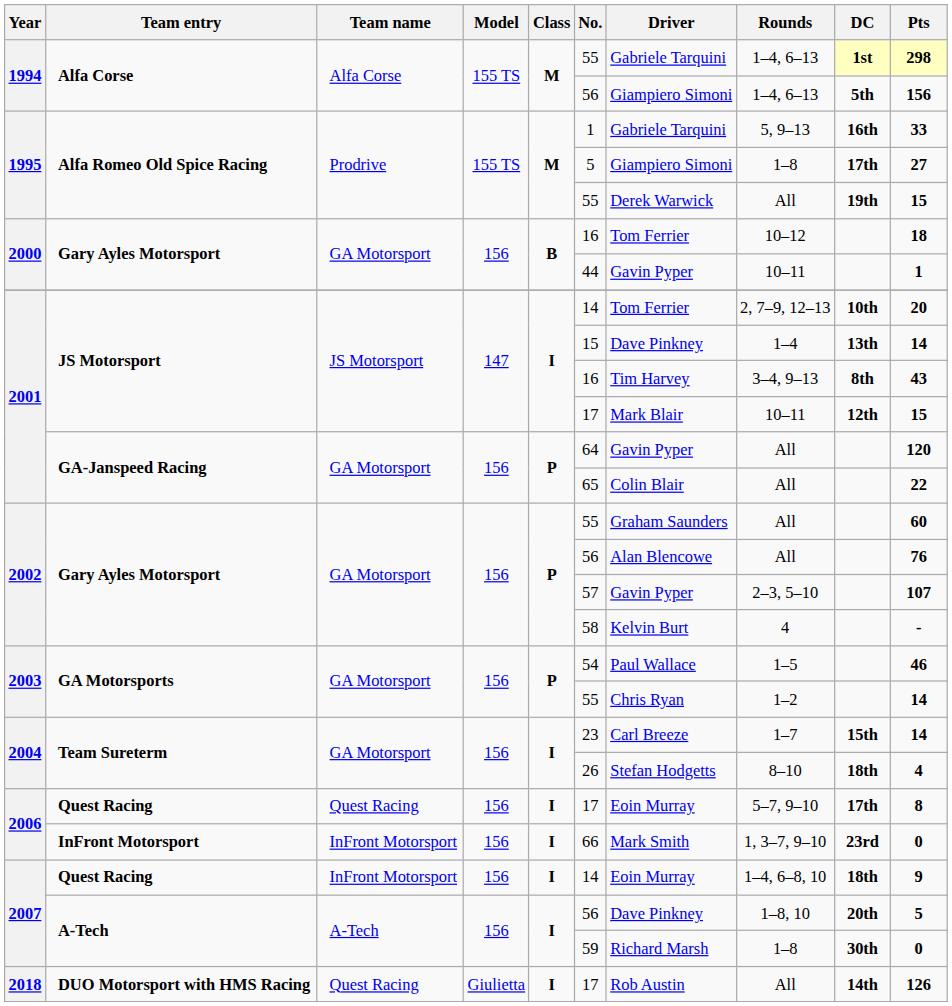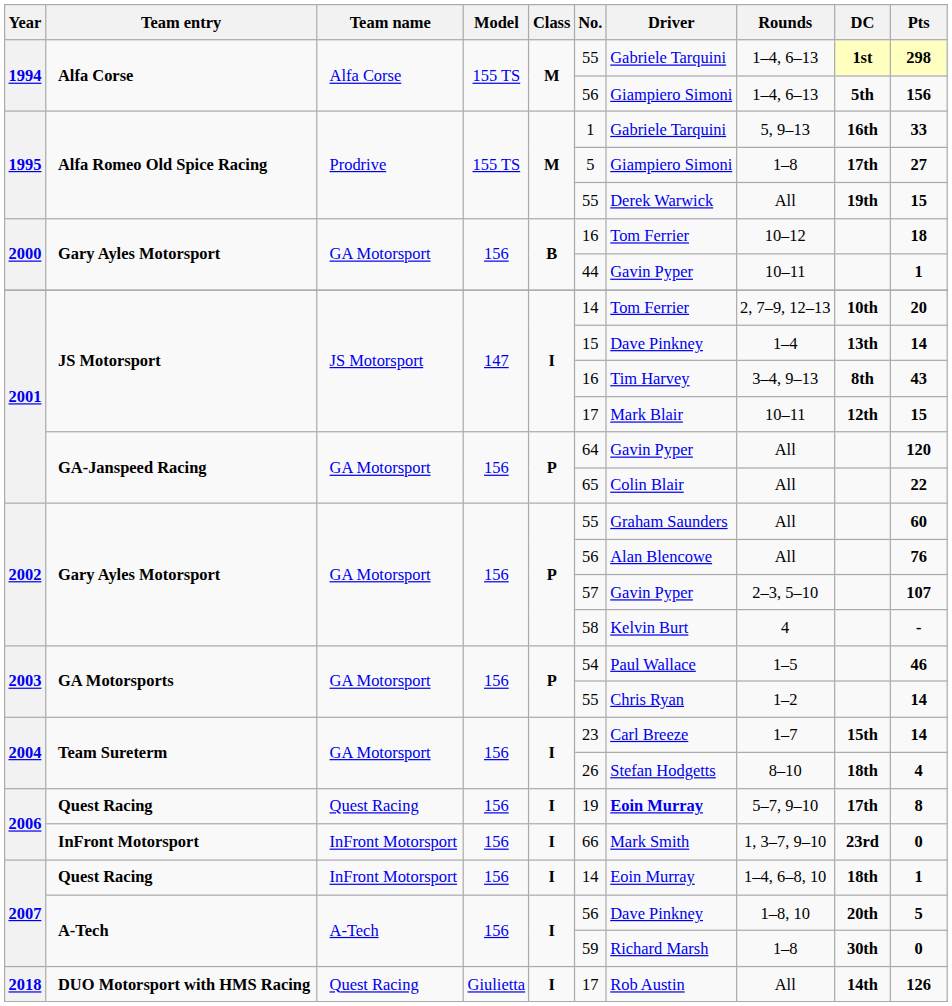(590, 806) 17 -> (590, 806) 19
(652, 806) normal -> (657, 806) bold
(919, 877) 9 -> (919, 877) 1
